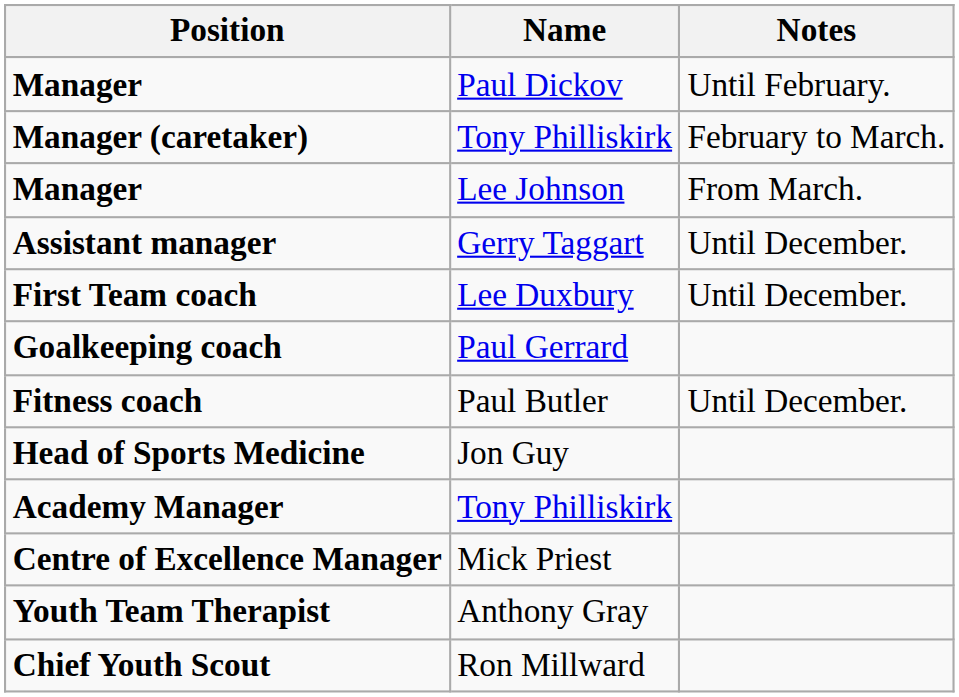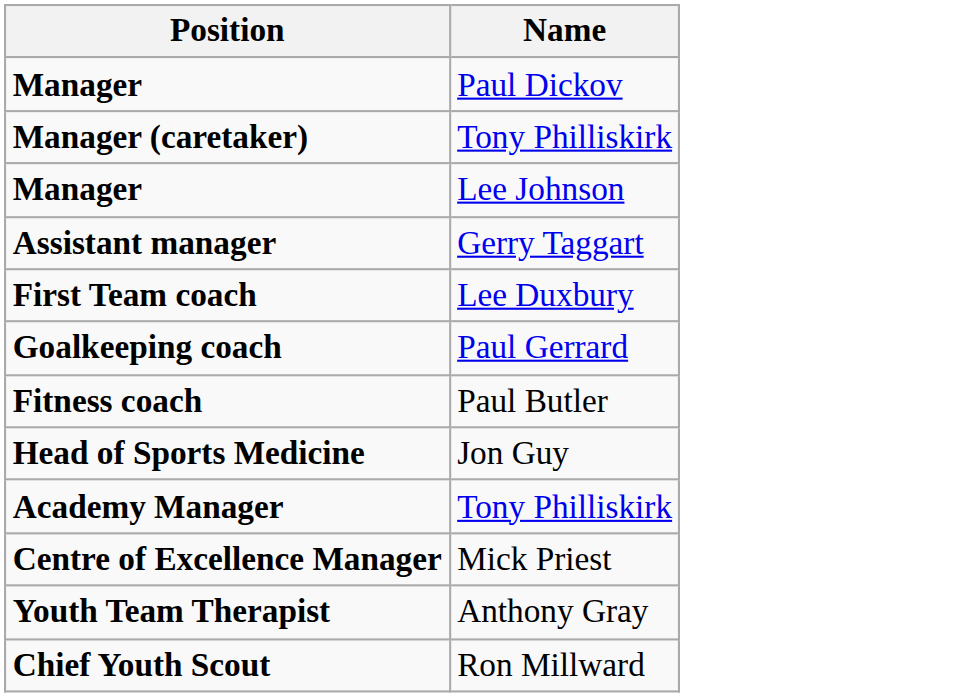- column: (816, 30)
